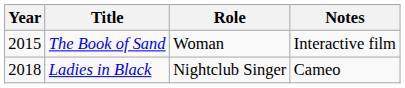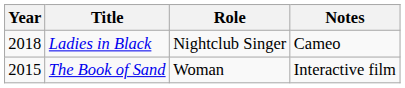rows swapped: (107, 43) <-> (100, 69)
